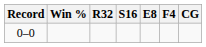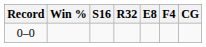columns swapped: (103, 14) <-> (128, 14)
